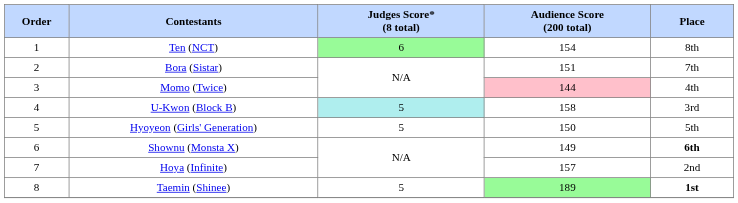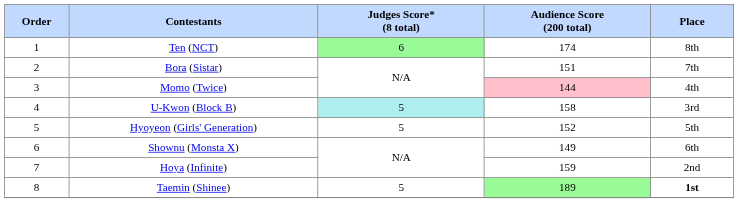(567, 47) 154 -> (567, 47) 174
(567, 127) 150 -> (567, 127) 152
(692, 147) bold -> (692, 147) normal
(567, 167) 157 -> (567, 167) 159
